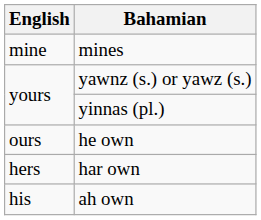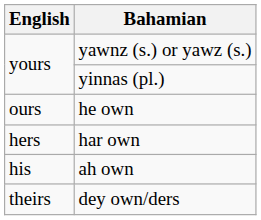- row: (101, 49)
+ row: (129, 199)
